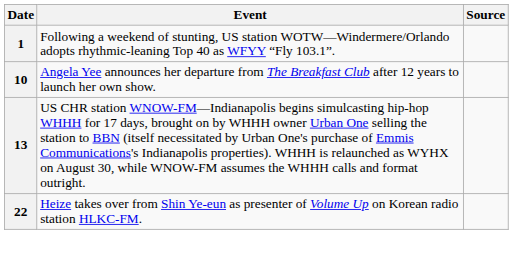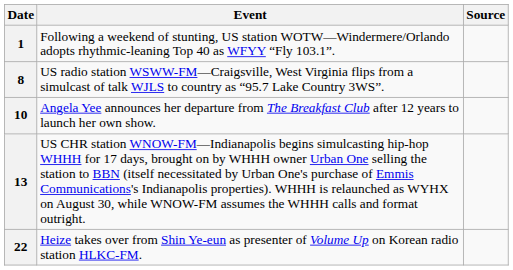+ row: (21, 79)
